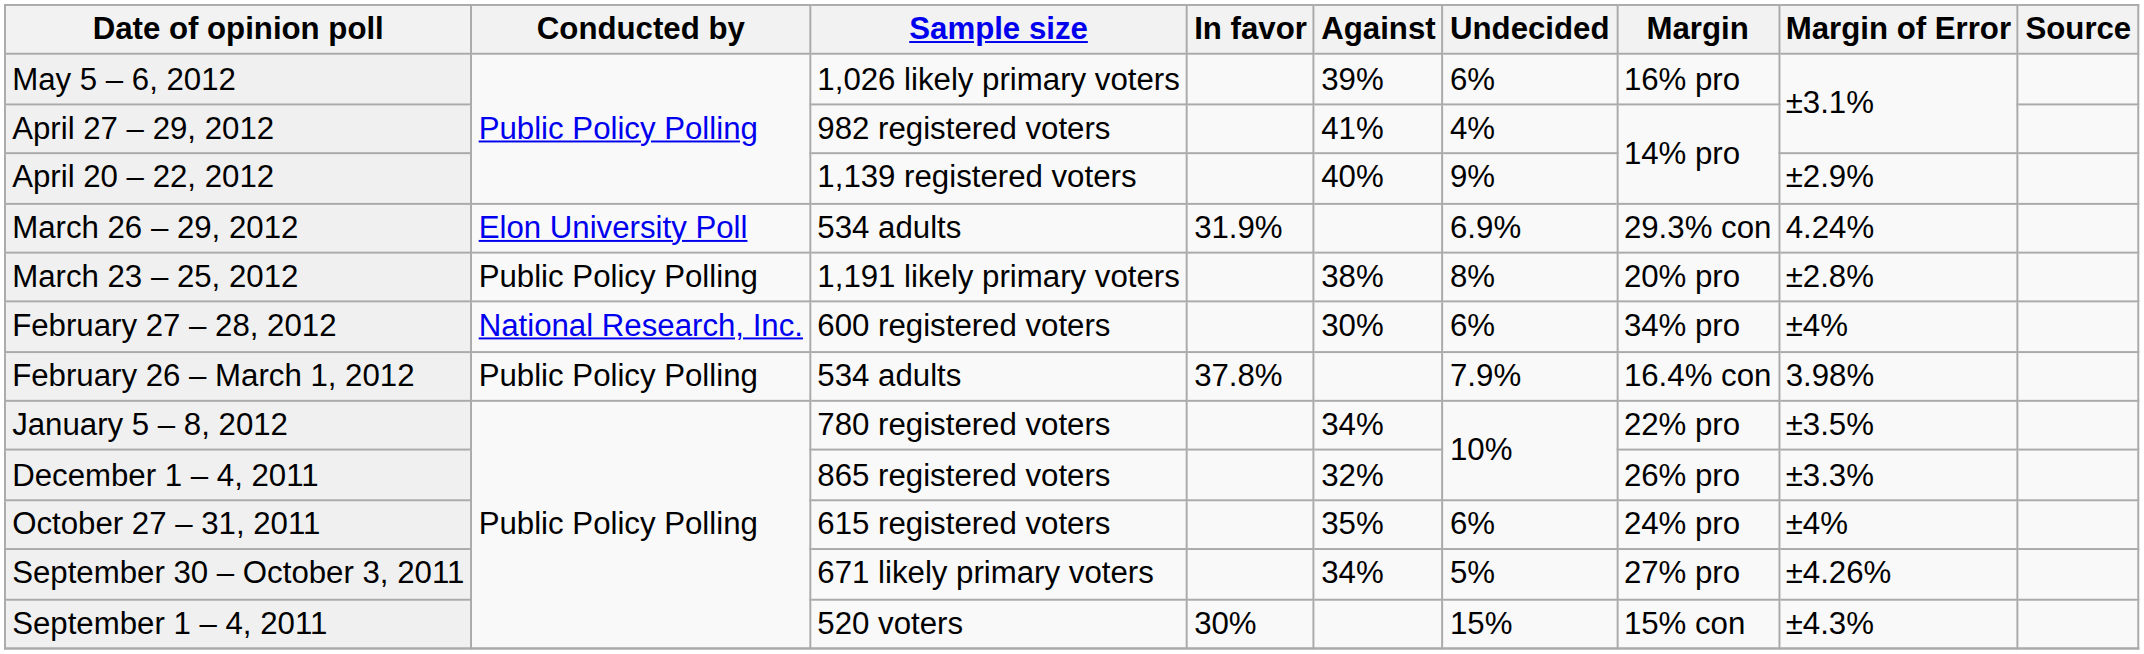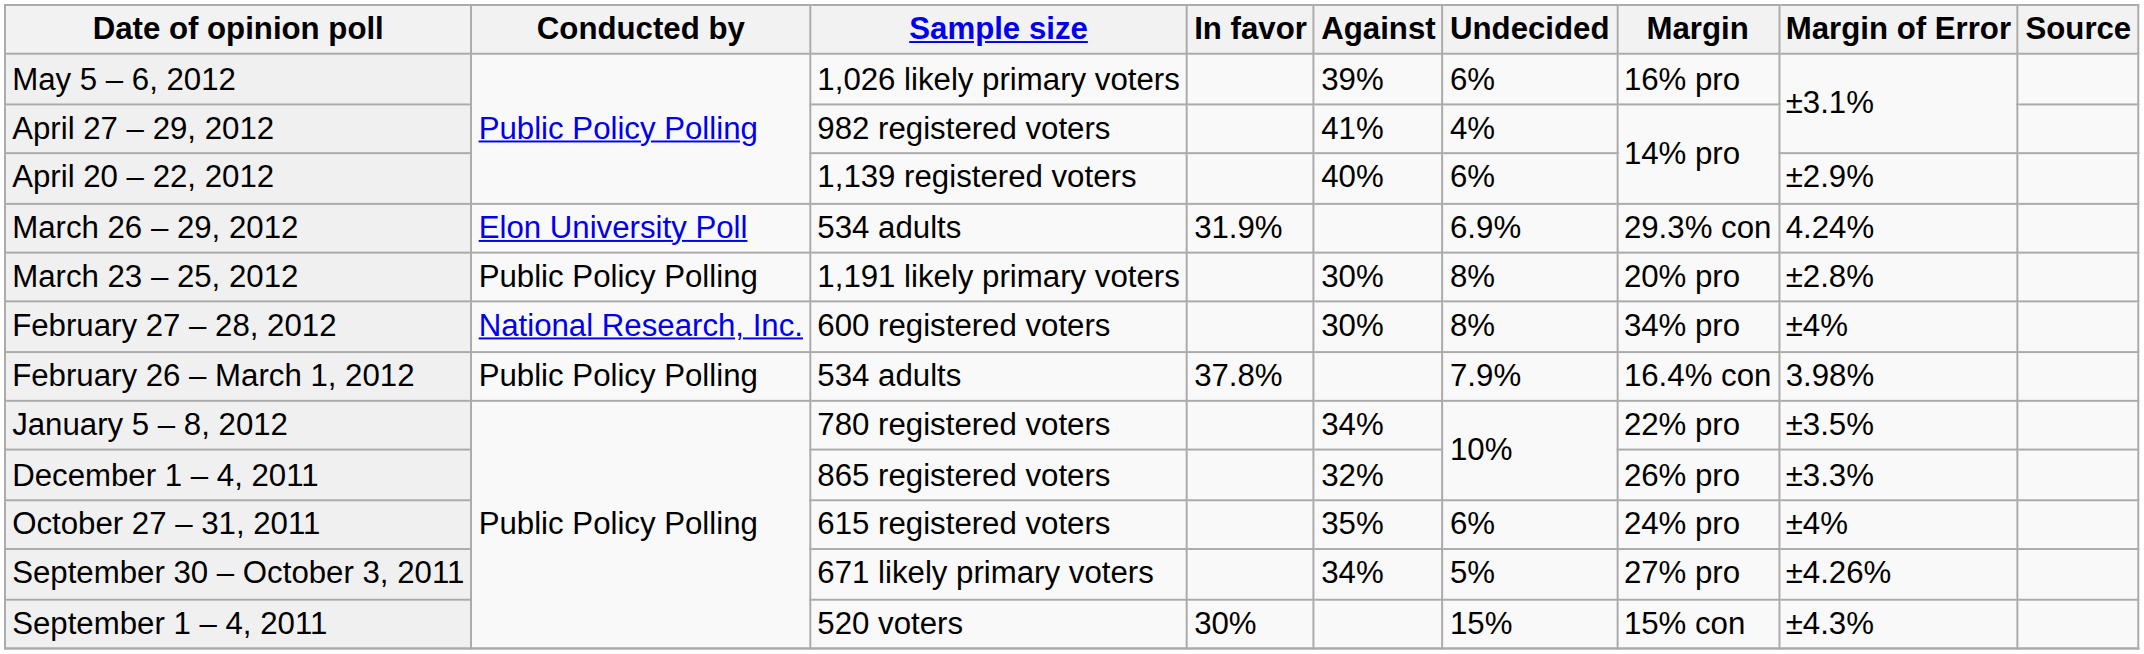(1473, 177) 9% -> (1473, 177) 6%
(1352, 276) 38% -> (1352, 276) 30%
(1473, 326) 6% -> (1473, 326) 8%
